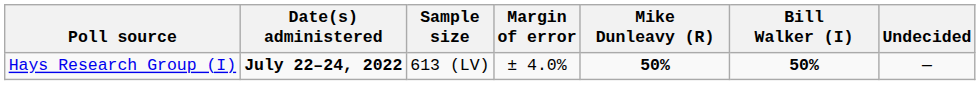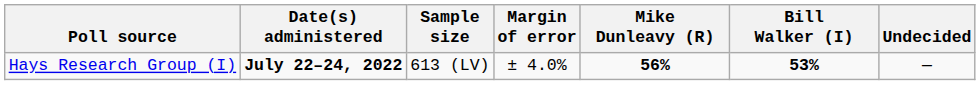(655, 66) 50% -> (655, 66) 56%
(804, 66) 50% -> (804, 66) 53%
